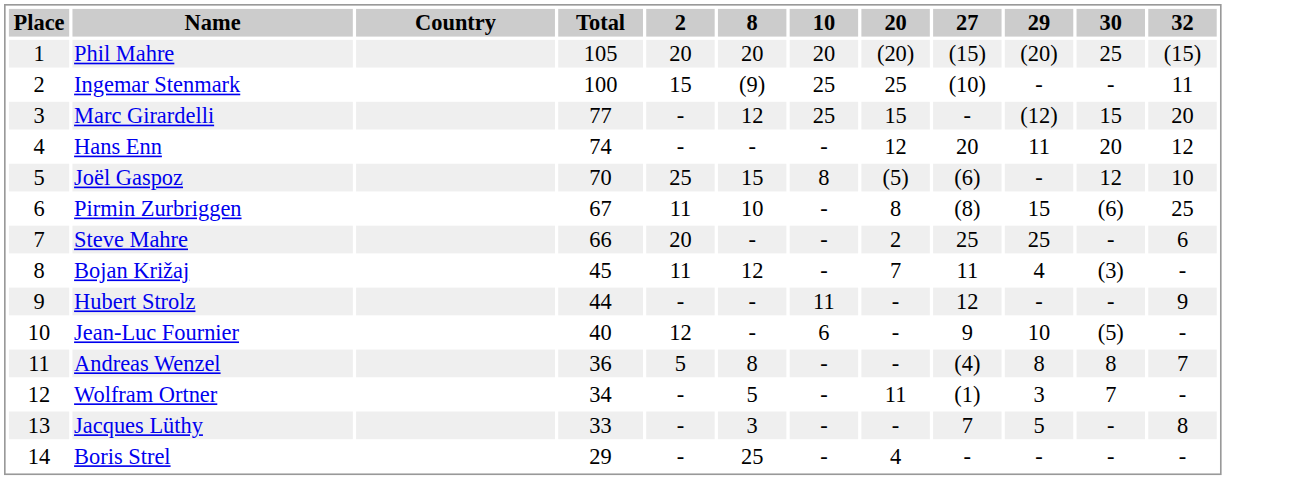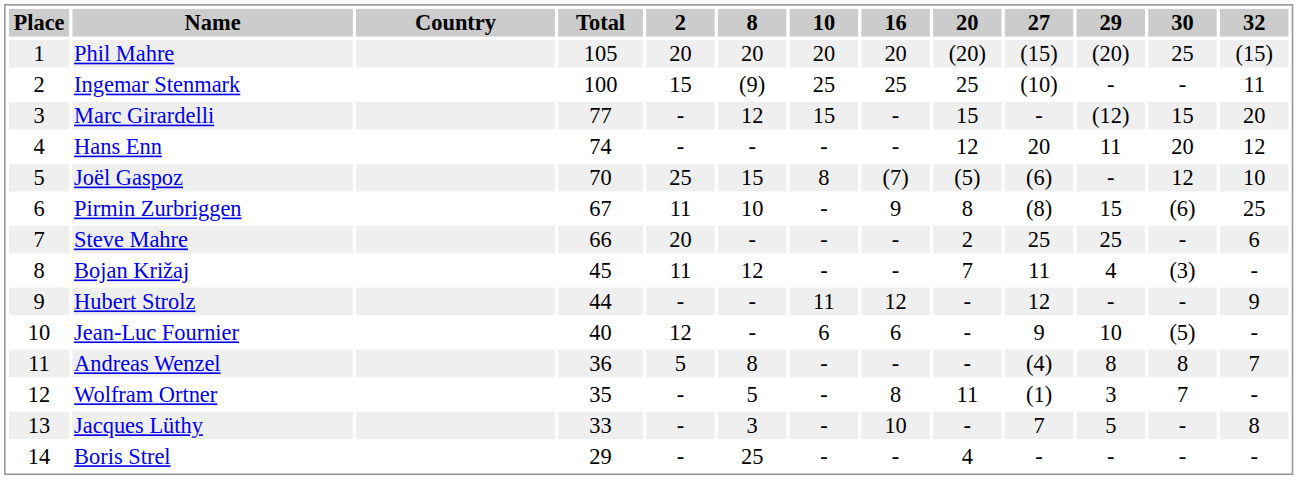+ column: (896, 23)
(824, 116) 25 -> (824, 116) 15
(601, 394) 34 -> (601, 394) 35
